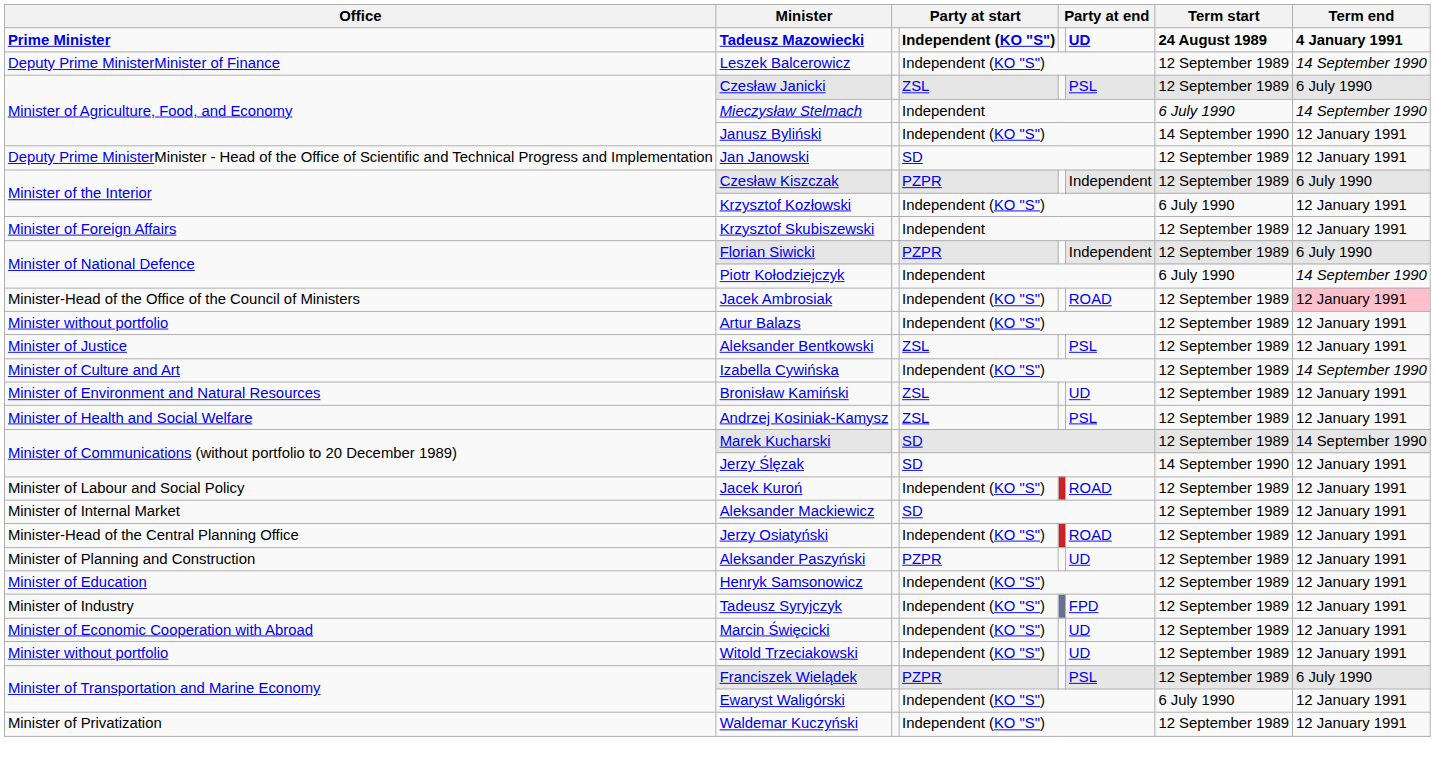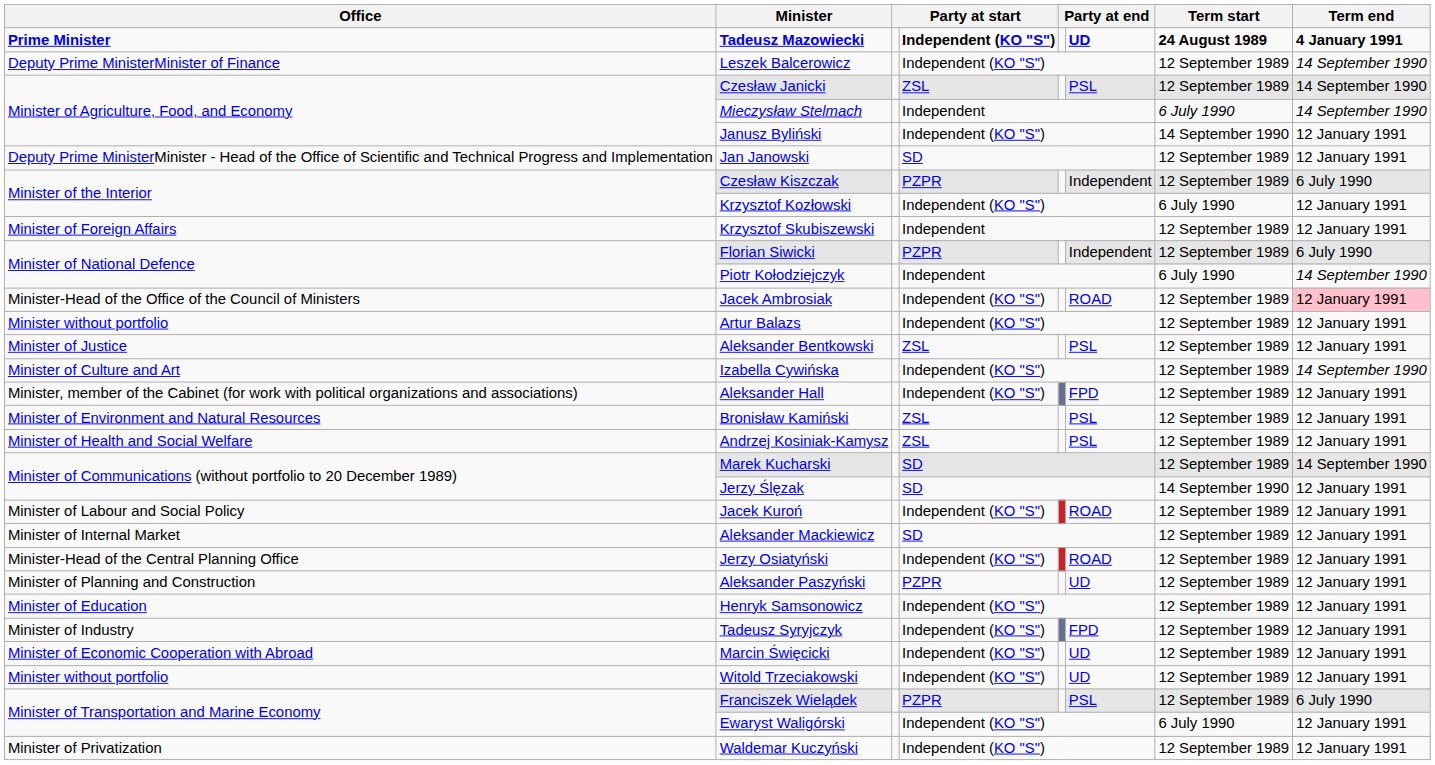(1334, 87) 6 July 1990 -> (1361, 87) 14 September 1990
+ row: (772, 393)
(1080, 393) UD -> (1083, 417) PSL
